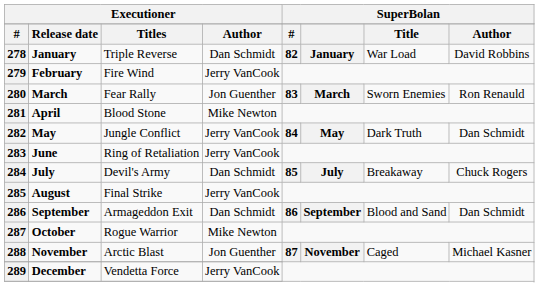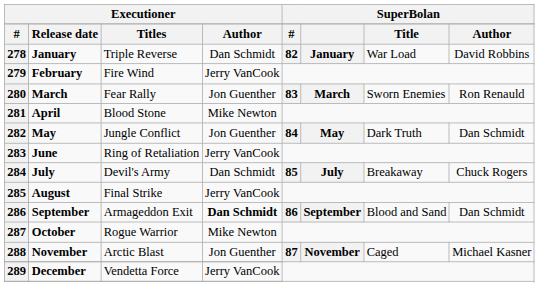(242, 133) Jerry VanCook -> (242, 133) Jon Guenther
(242, 212) normal -> (242, 212) bold
